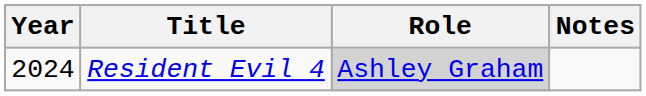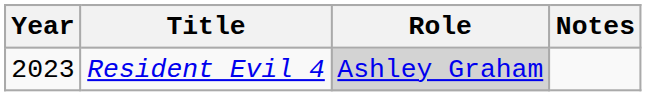(43, 70) 2024 -> (43, 70) 2023
